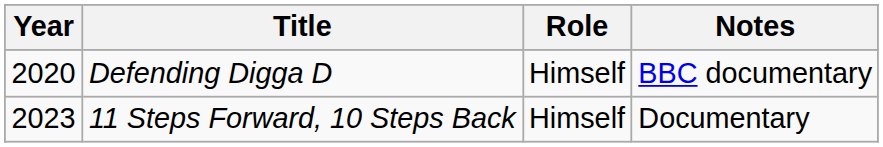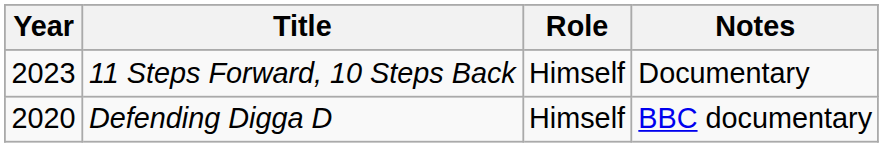rows swapped: (211, 73) <-> (302, 118)
